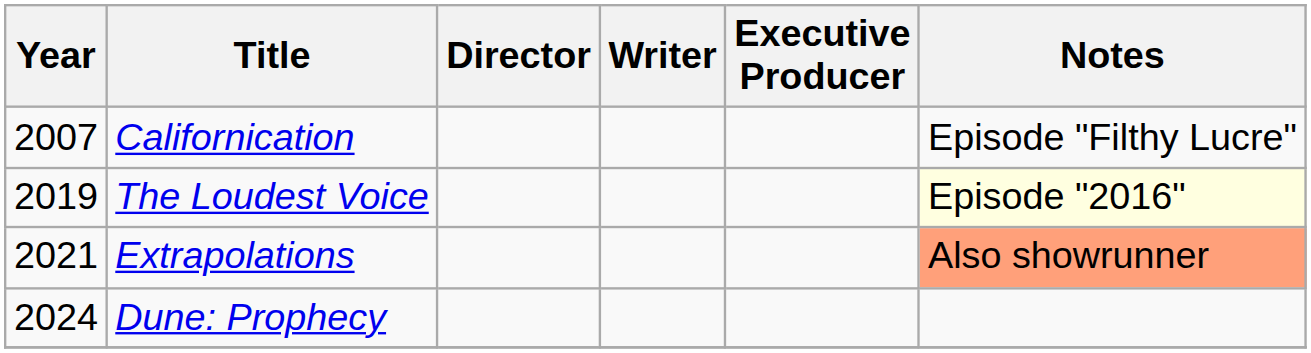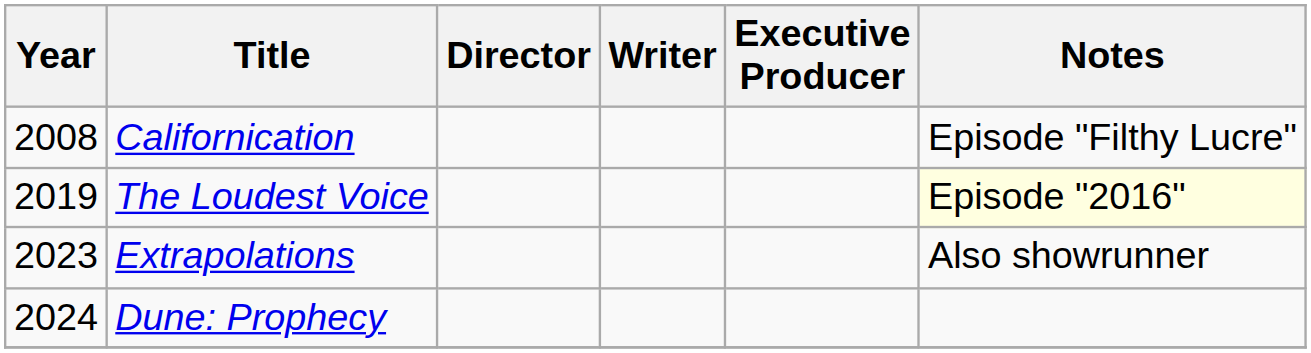(56, 136) 2007 -> (56, 136) 2008
(56, 256) 2021 -> (56, 256) 2023
(1069, 256) lightsalmon background -> (1069, 256) no background
